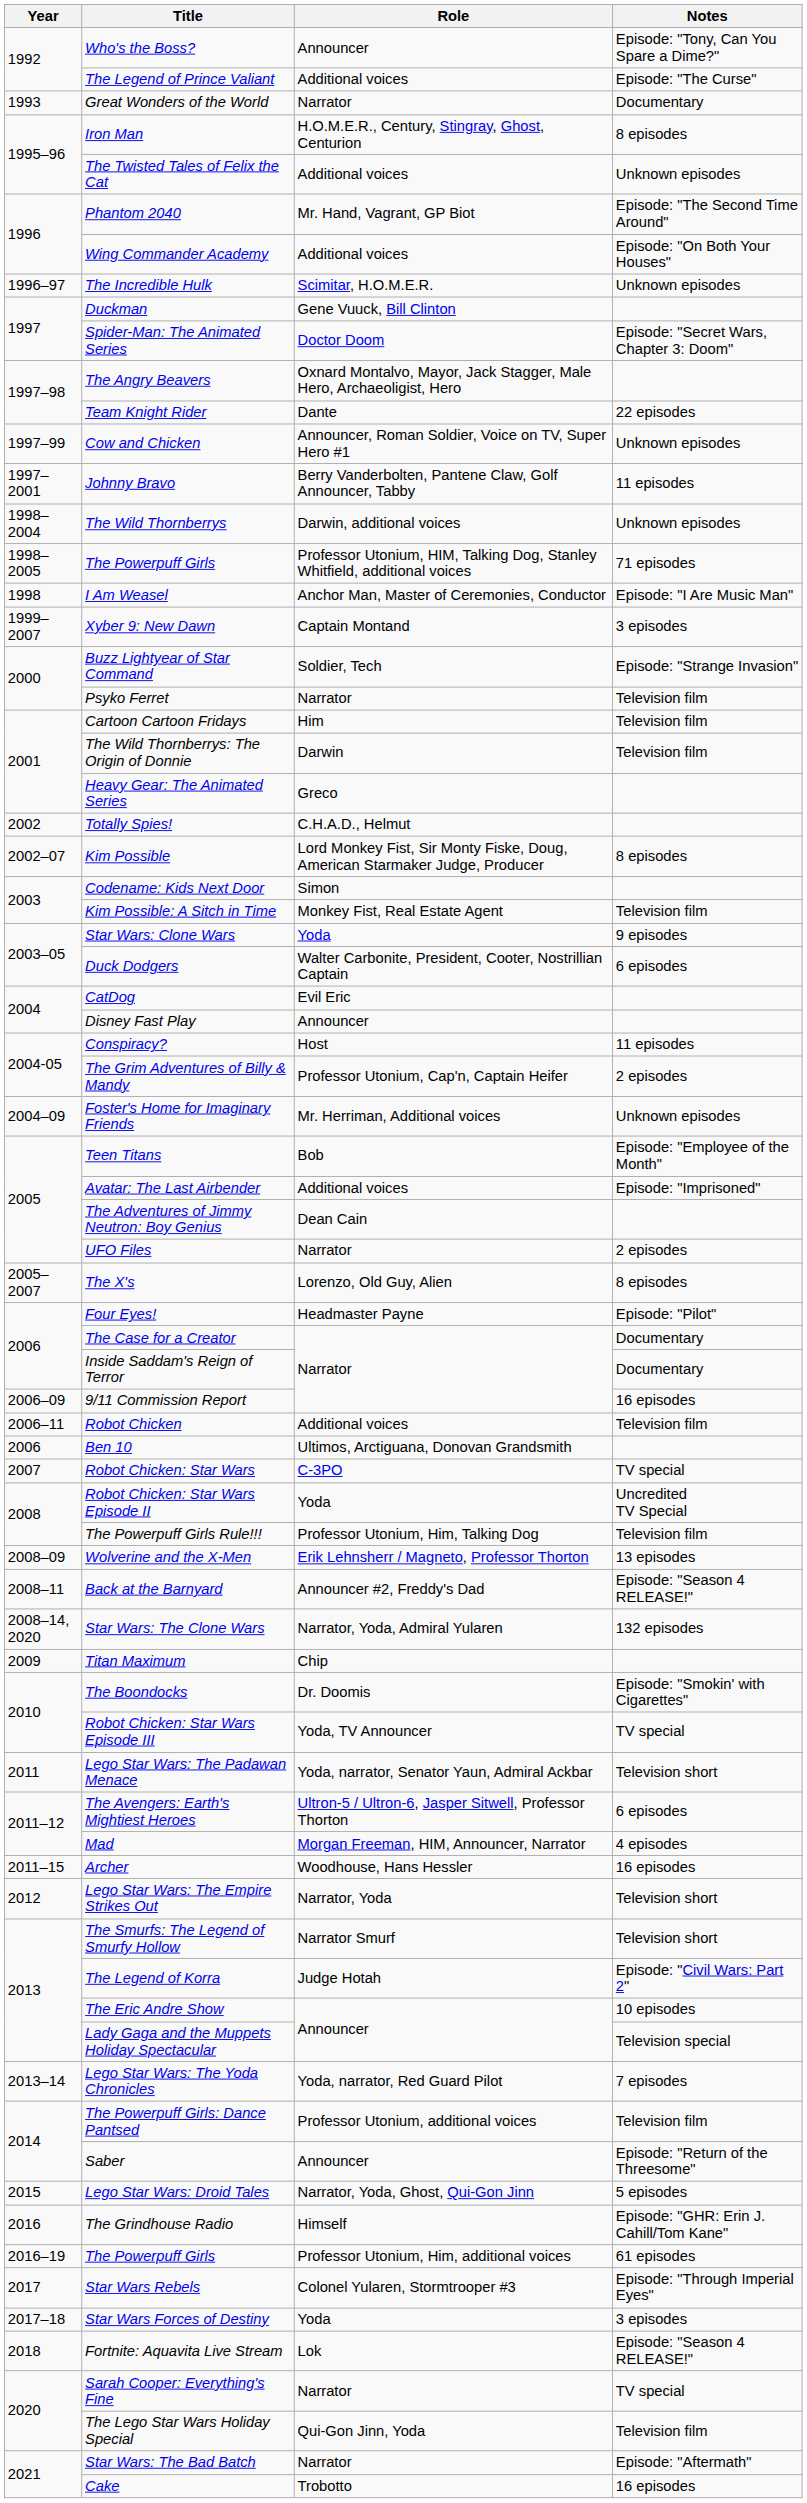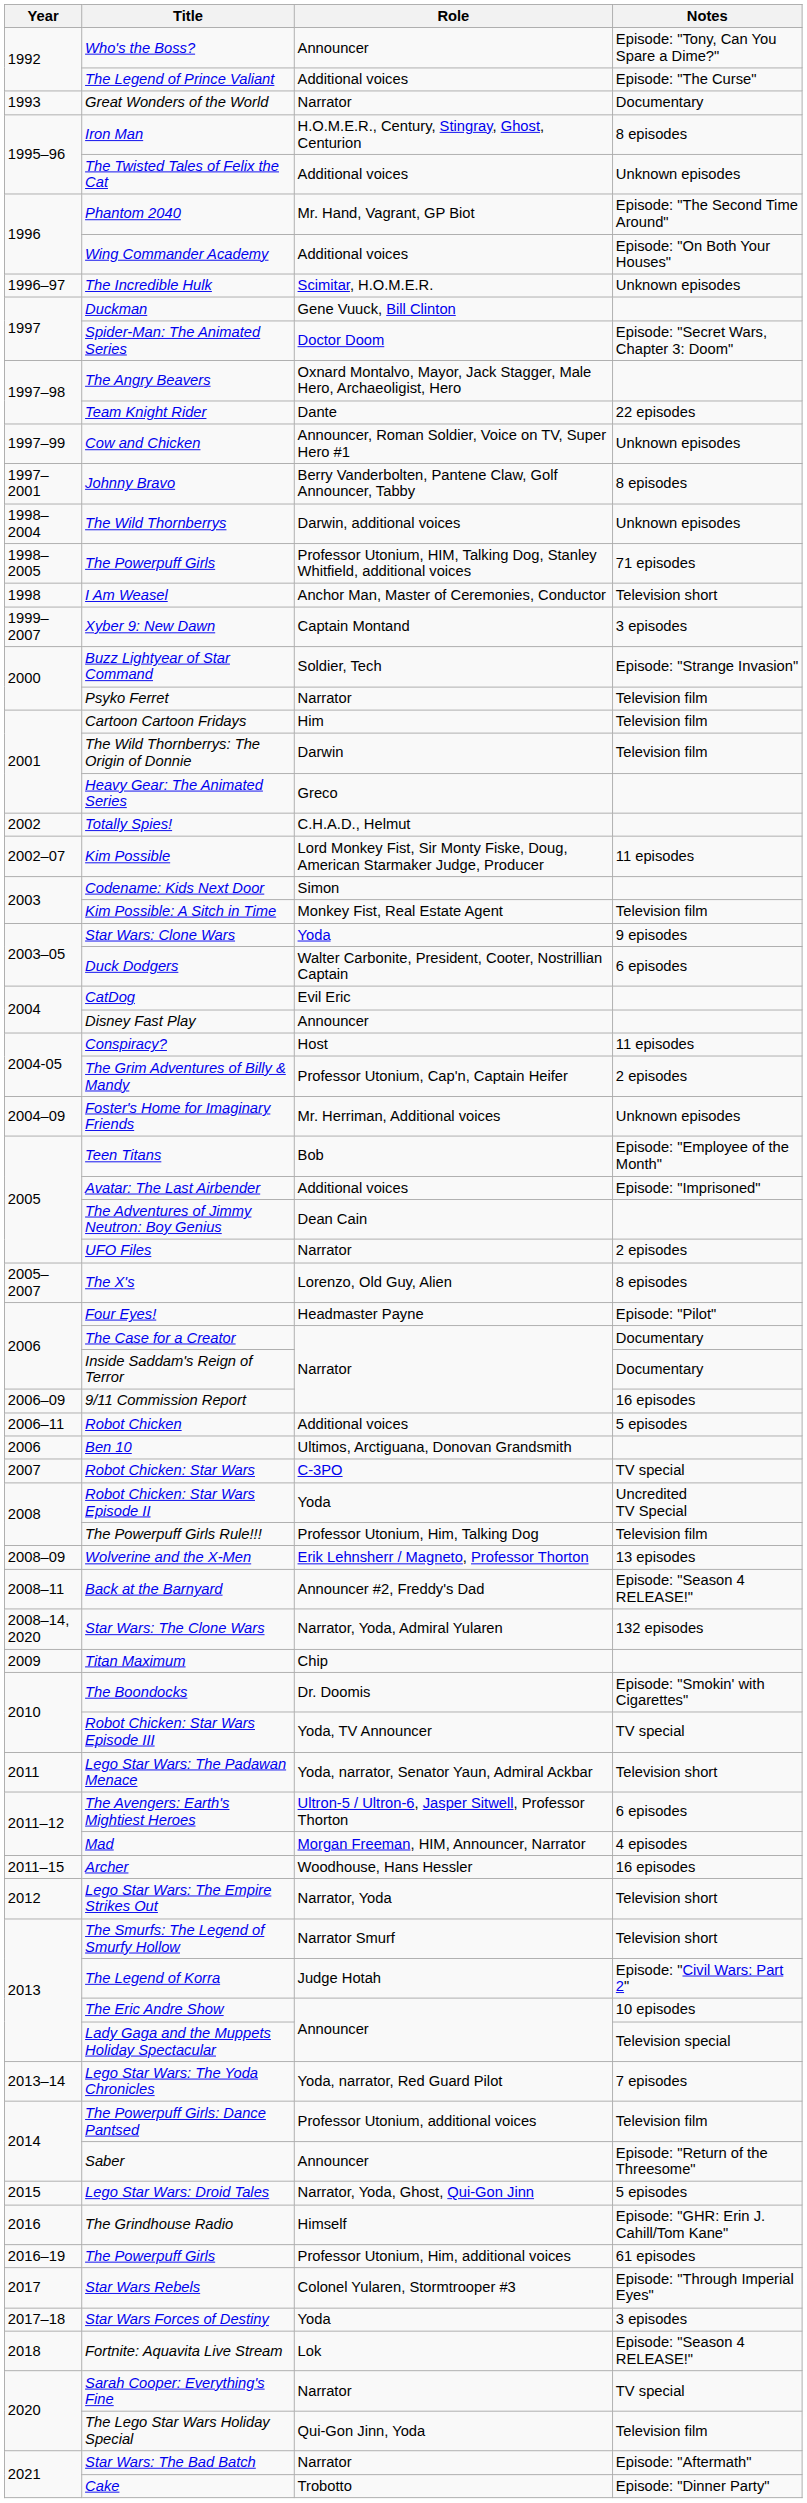(655, 483) 11 episodes -> (651, 483) 8 episodes
(705, 595) Episode: "I Are Music Man" -> (667, 595) Television short
(651, 856) 8 episodes -> (655, 856) 11 episodes
(662, 1424) Television film -> (651, 1424) 5 episodes
(656, 2485) 16 episodes -> (693, 2485) Episode: "Dinner Party"
